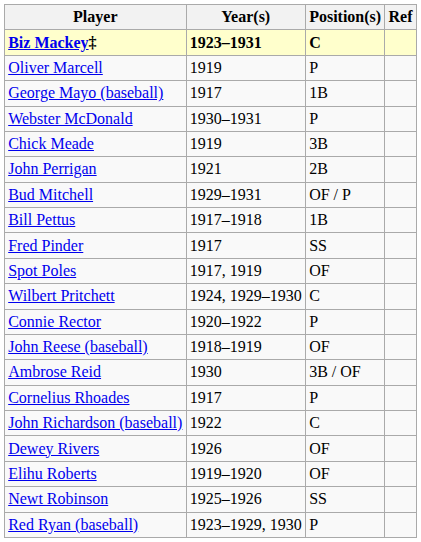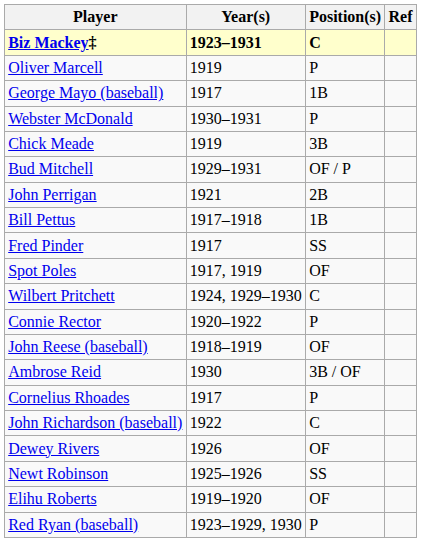rows swapped: (51, 194) <-> (52, 169)
rows swapped: (52, 473) <-> (58, 499)
